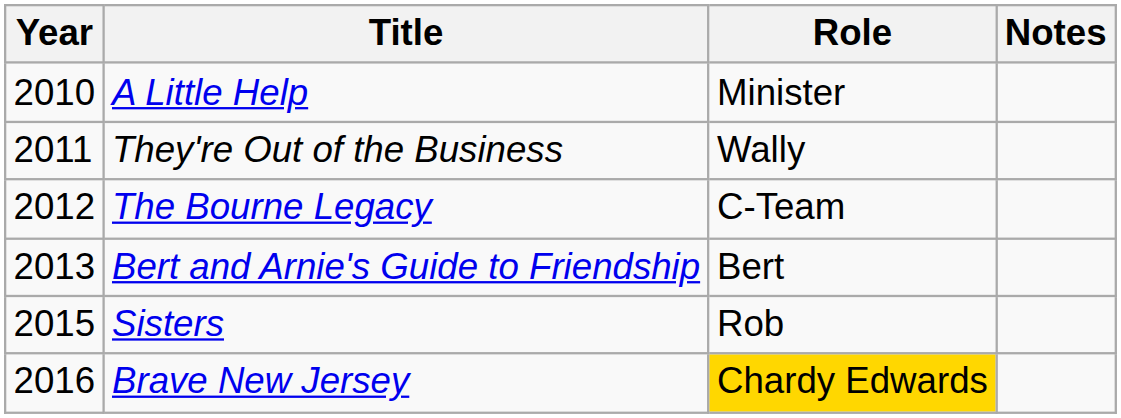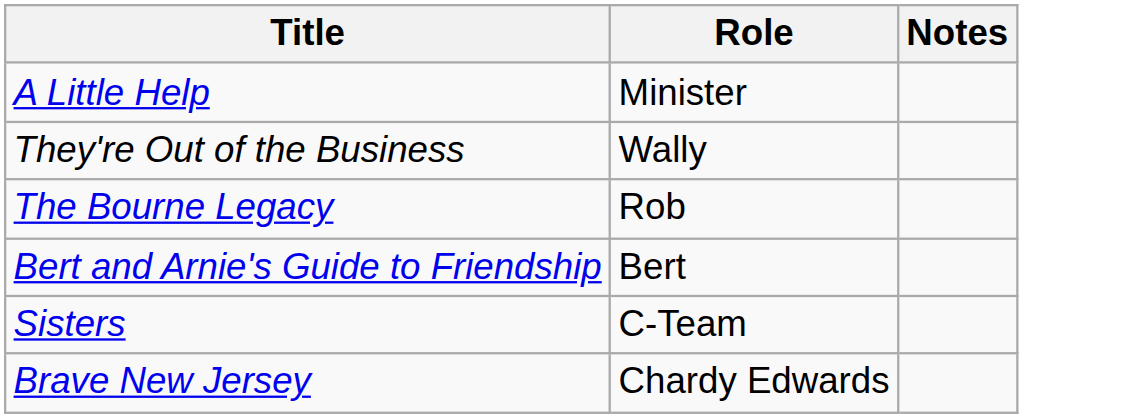- column: (54, 33)
(781, 207) C-Team -> (652, 207) Rob
(751, 324) Rob -> (683, 324) C-Team
(852, 382) gold background -> (754, 382) no background
